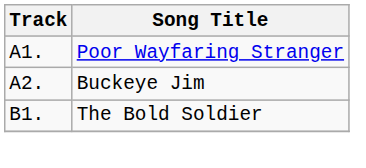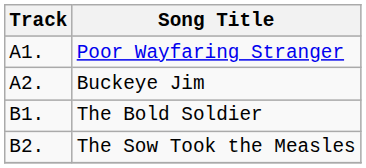+ row: (216, 147)
